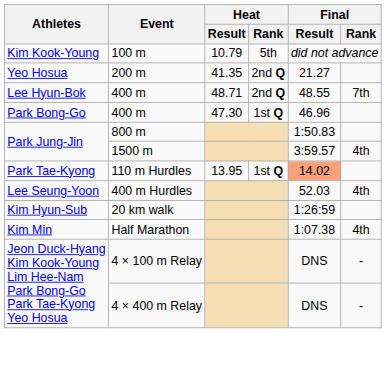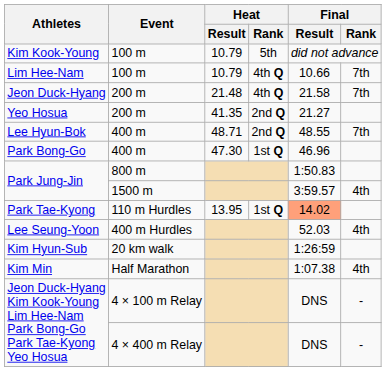+ row: (46, 73)
+ row: (57, 93)
